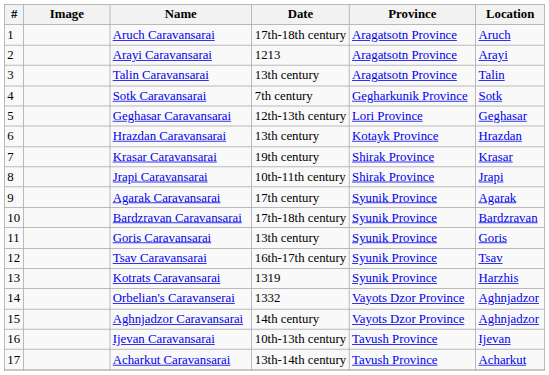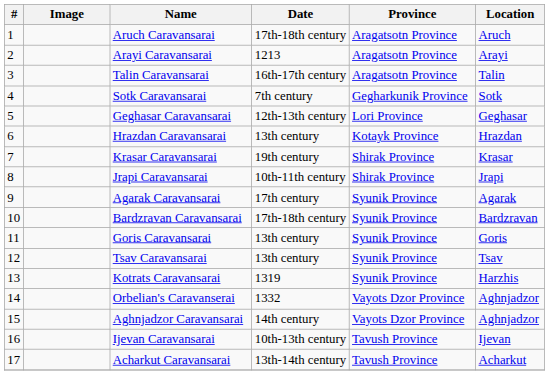(287, 75) 13th century -> (300, 75) 16th-17th century
(300, 258) 16th-17th century -> (287, 258) 13th century
